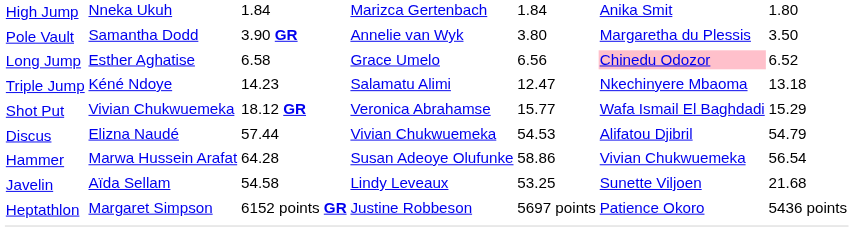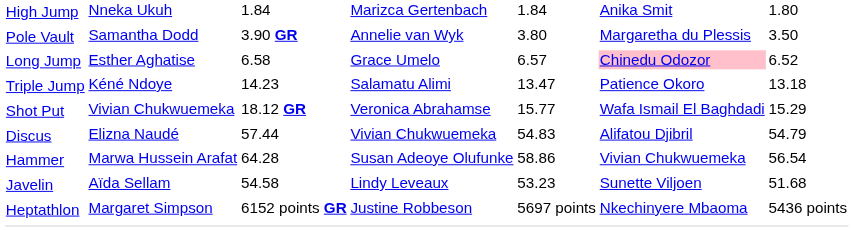(532, 59) 6.56 -> (532, 59) 6.57
(536, 84) 12.47 -> (536, 84) 13.47
(674, 84) Nkechinyere Mbaoma -> (652, 84) Patience Okoro
(536, 133) 54.53 -> (536, 133) 54.83
(536, 183) 53.25 -> (536, 183) 53.23
(788, 183) 21.68 -> (788, 183) 51.68
(652, 208) Patience Okoro -> (674, 208) Nkechinyere Mbaoma
